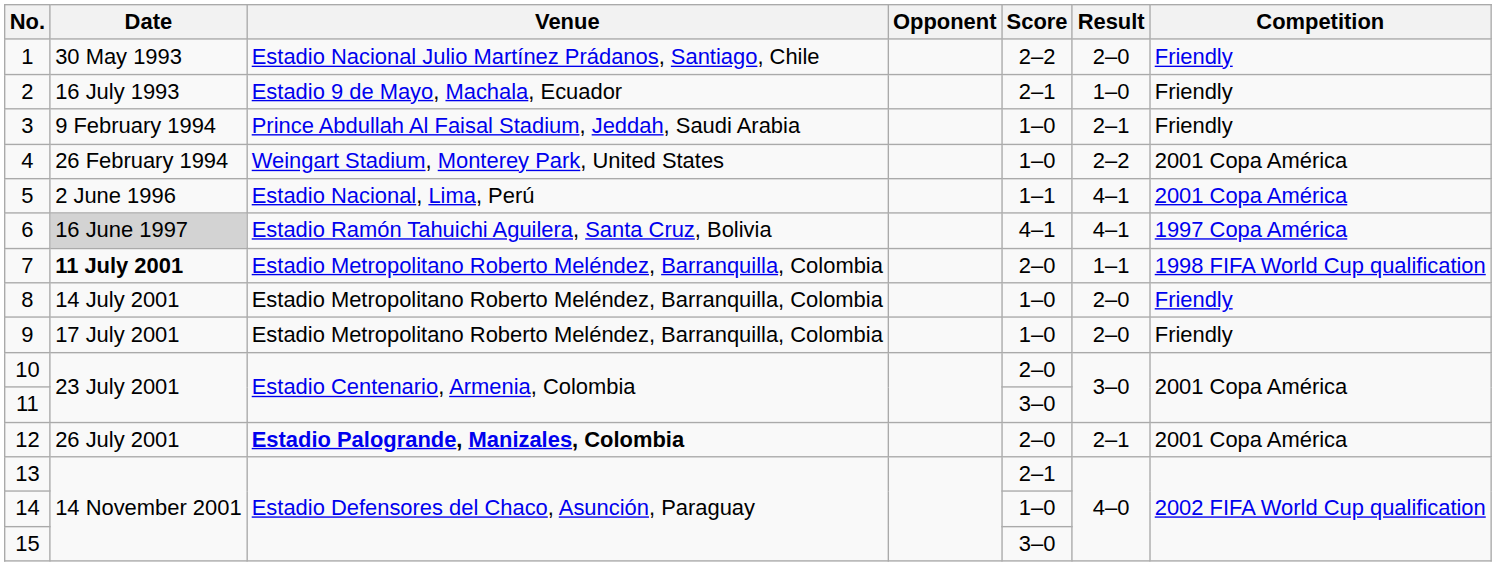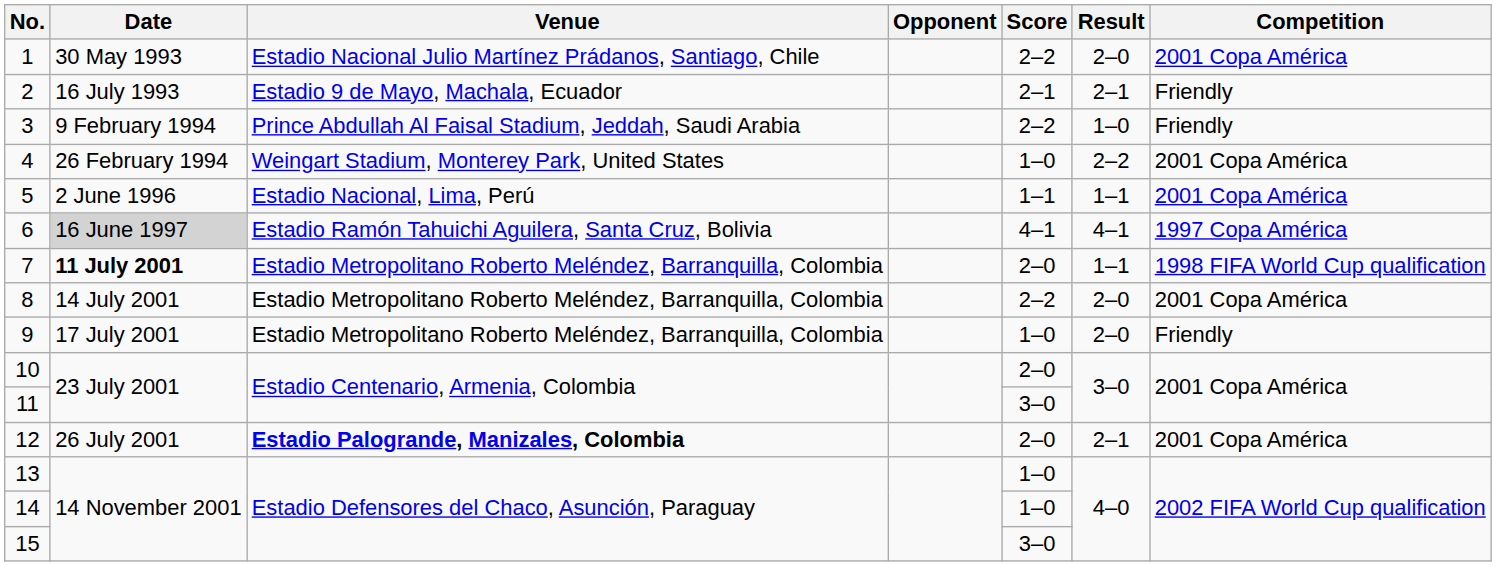(1194, 56) Friendly -> (1251, 56) 2001 Copa América
(1111, 91) 1–0 -> (1111, 91) 2–1
(1037, 126) 1–0 -> (1037, 126) 2–2
(1111, 126) 2–1 -> (1111, 126) 1–0
(1111, 195) 4–1 -> (1111, 195) 1–1
(1037, 299) 1–0 -> (1037, 299) 2–2
(1194, 299) Friendly -> (1251, 299) 2001 Copa América
(1037, 473) 2–1 -> (1037, 473) 1–0
